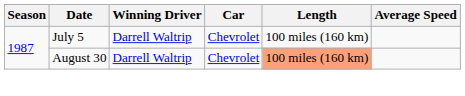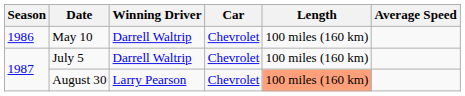+ row: (72, 37)
(152, 58) Darrell Waltrip -> (150, 80) Larry Pearson
